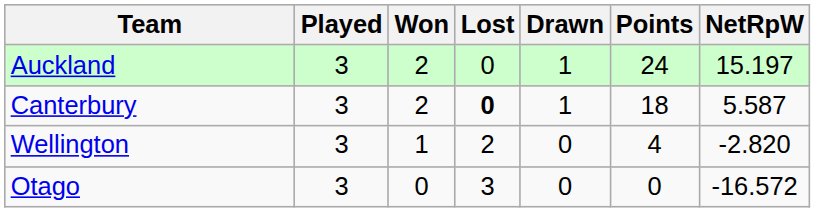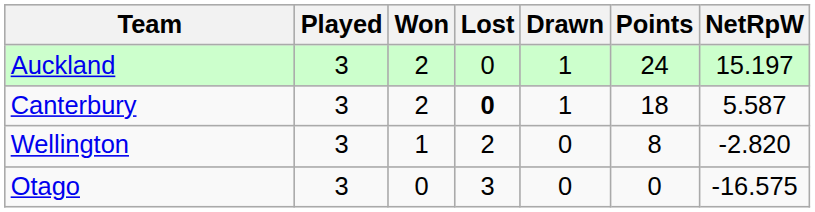(655, 145) 4 -> (655, 145) 8
(755, 186) -16.572 -> (755, 186) -16.575
